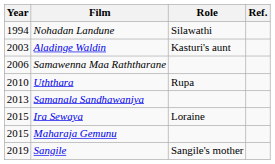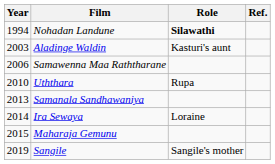(192, 30) normal -> (193, 30) bold
(18, 116) 2015 -> (18, 116) 2014
